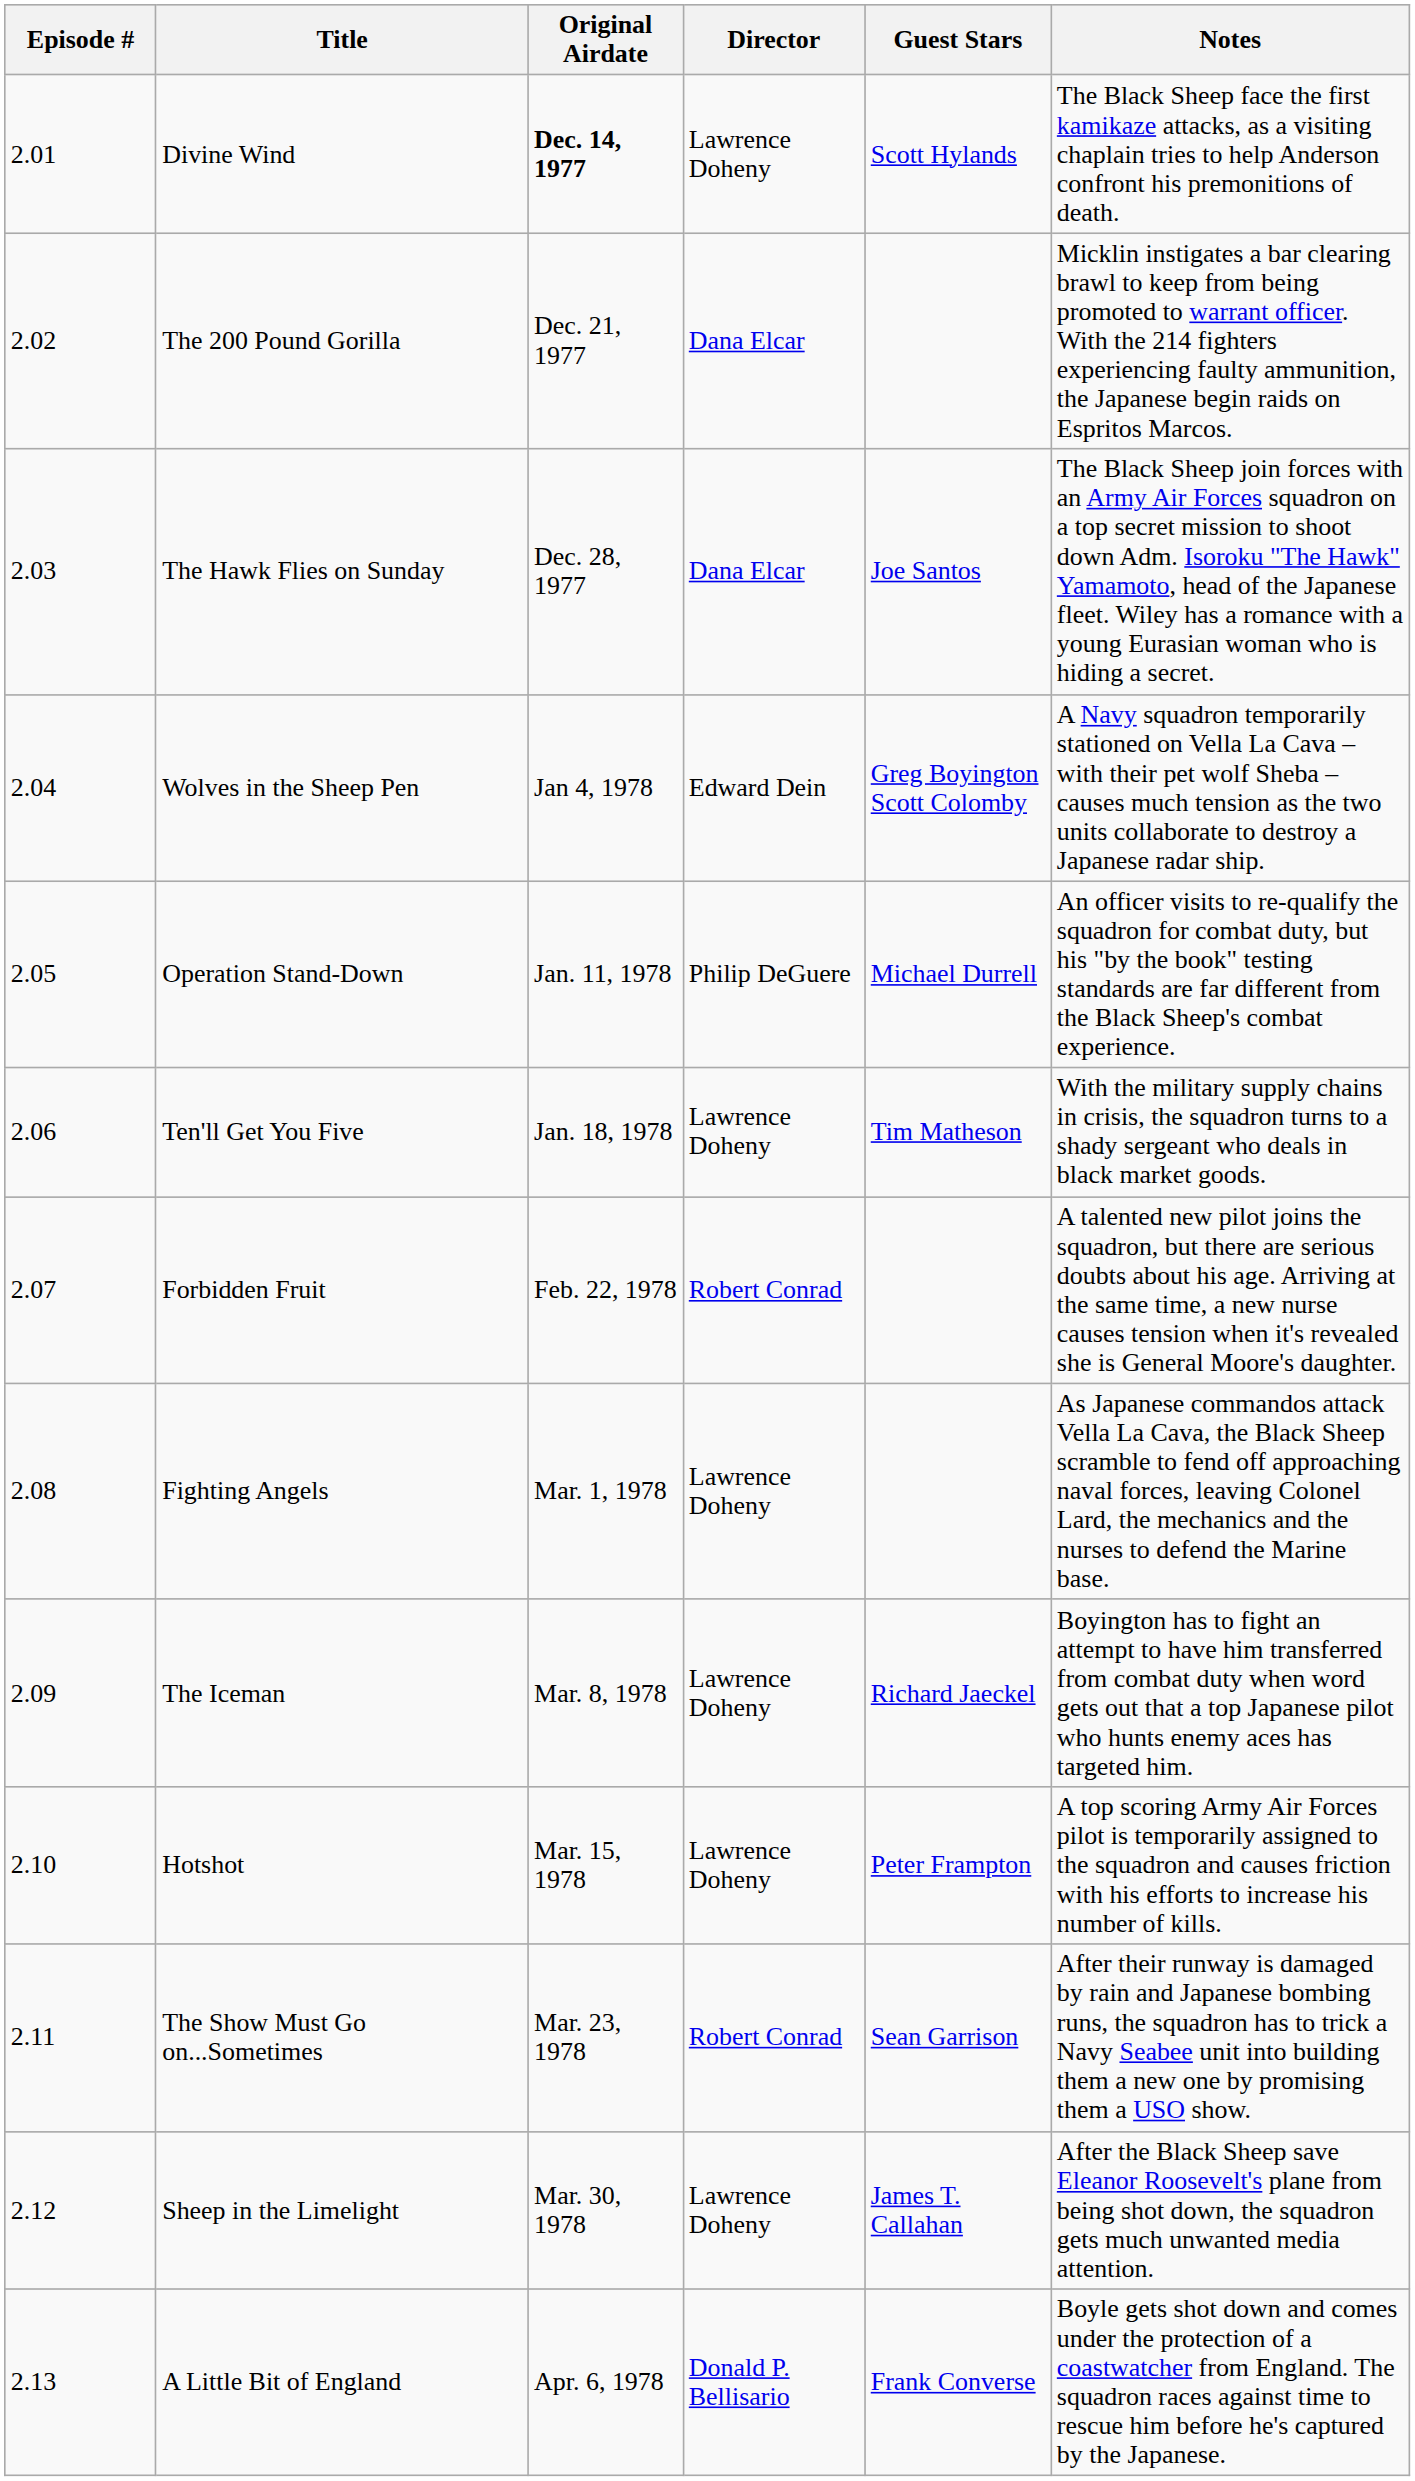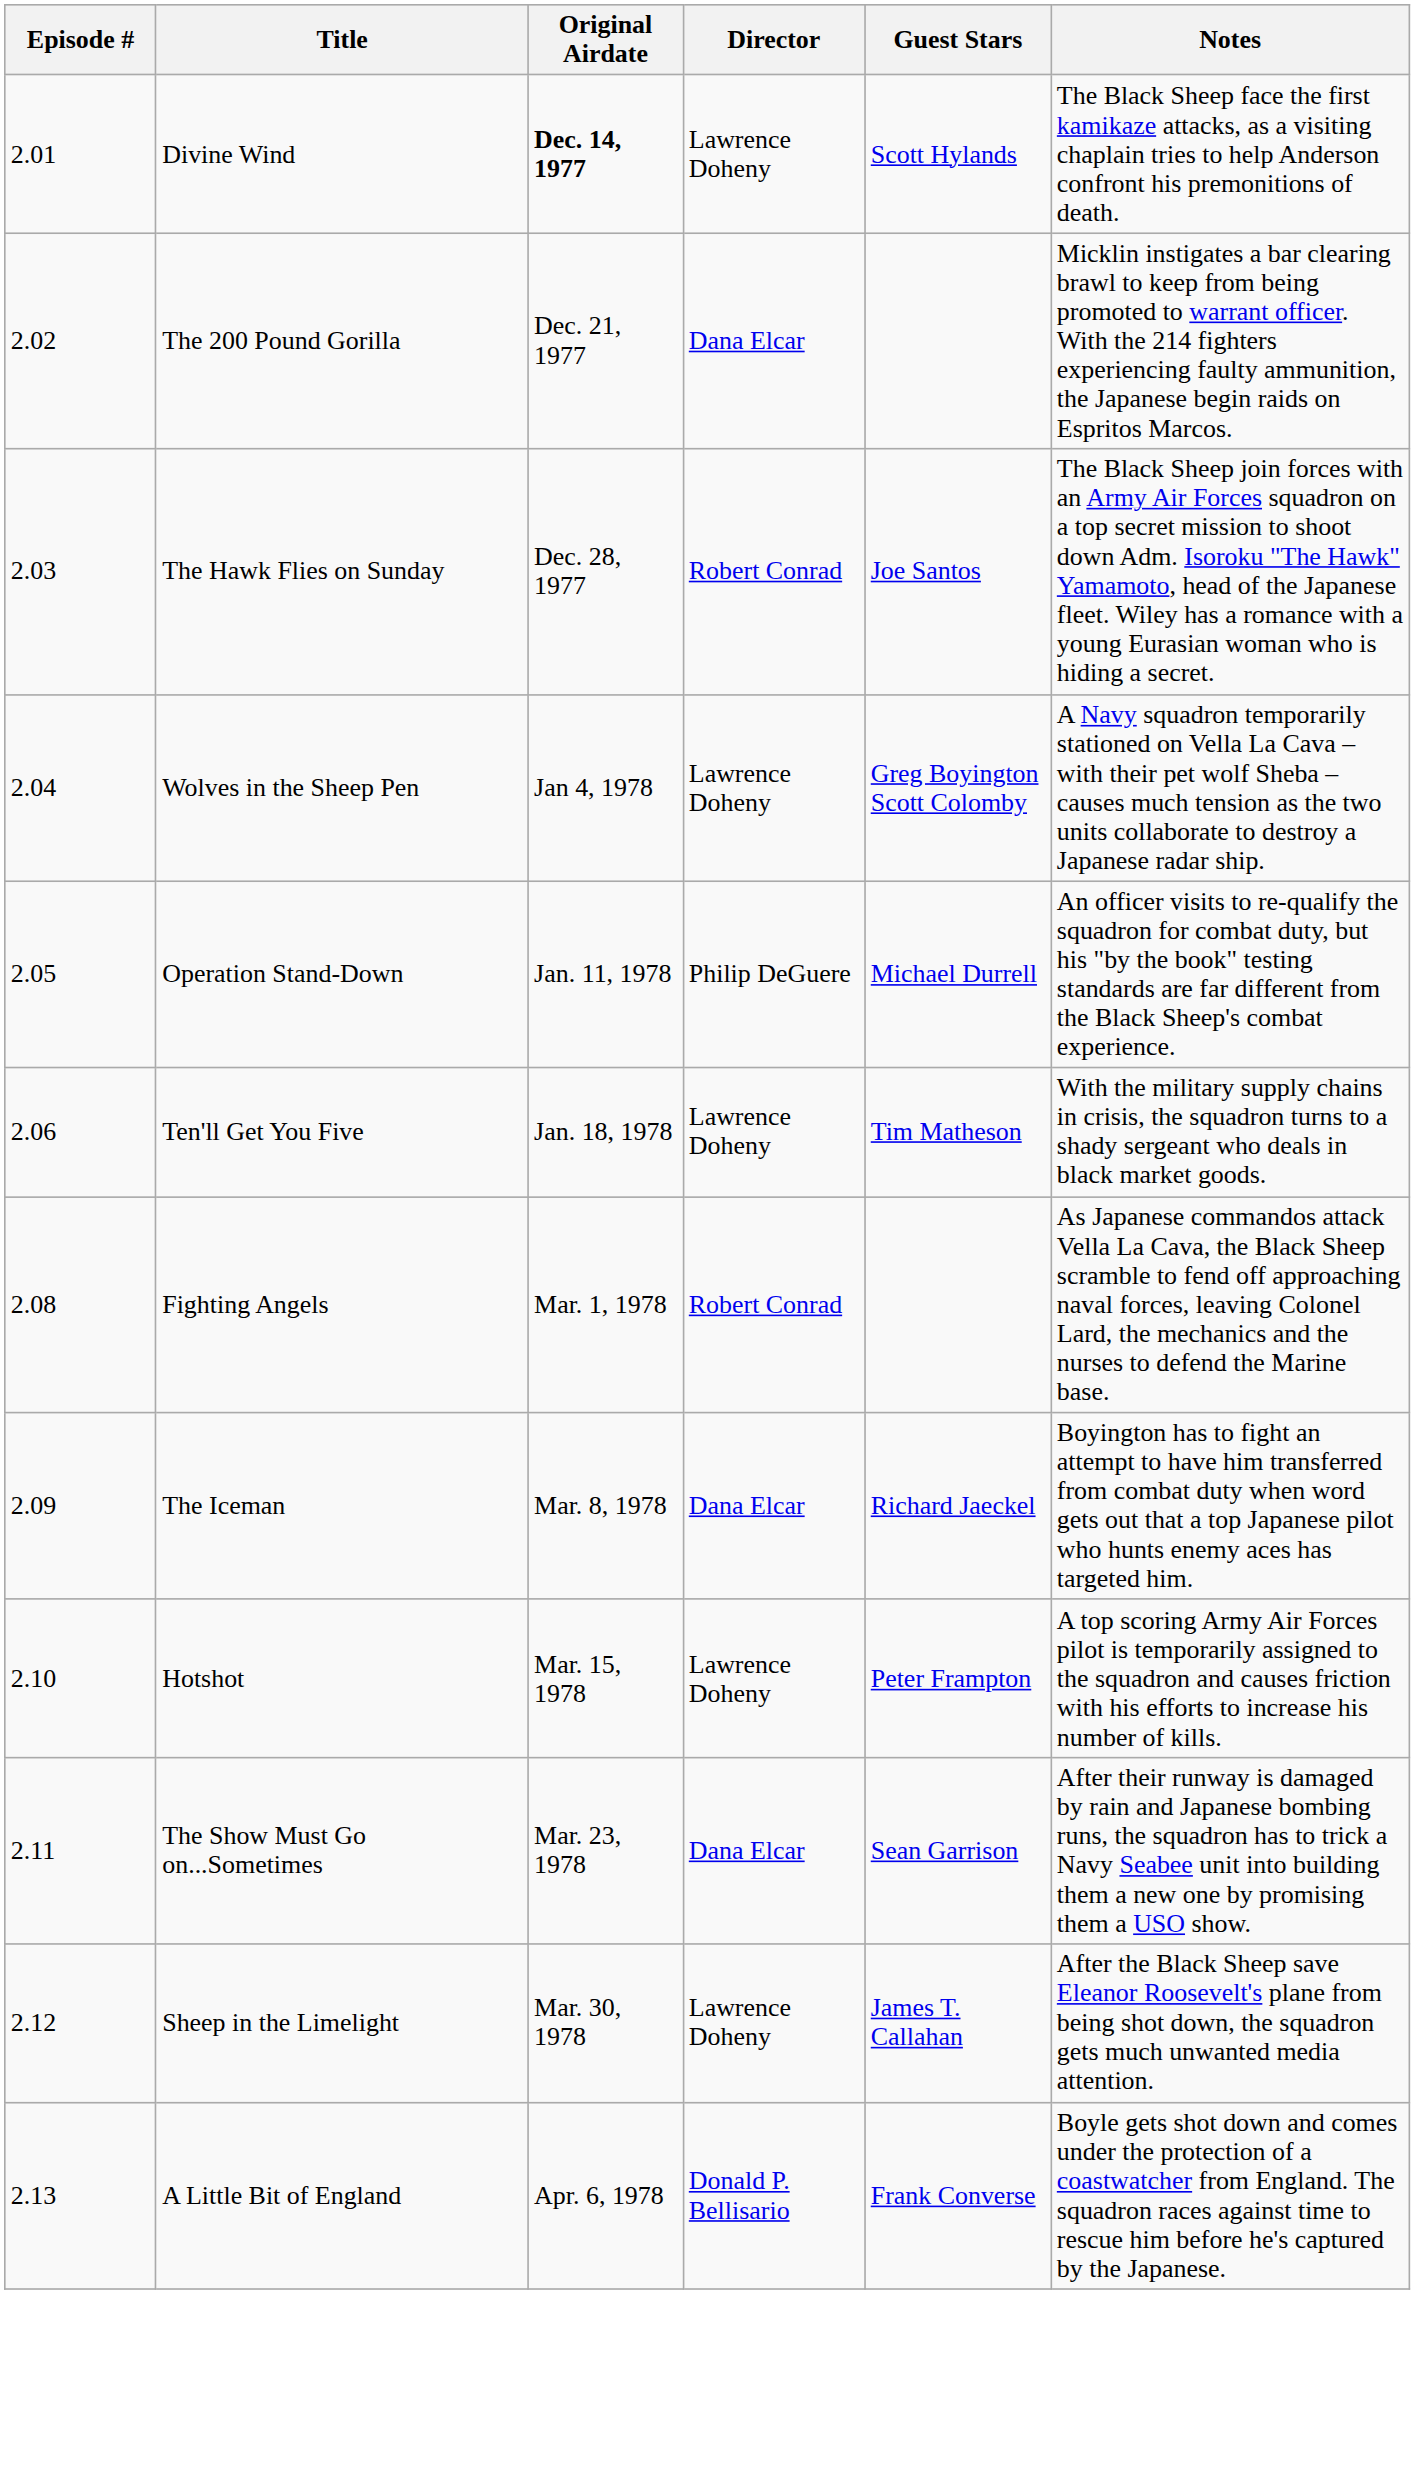(747, 571) Dana Elcar -> (765, 571) Robert Conrad
(758, 787) Edward Dein -> (740, 787) Lawrence Doheny
- row: (244, 1289)
(740, 1491) Lawrence Doheny -> (765, 1304) Robert Conrad
(740, 1692) Lawrence Doheny -> (747, 1505) Dana Elcar
(765, 2037) Robert Conrad -> (747, 1850) Dana Elcar
